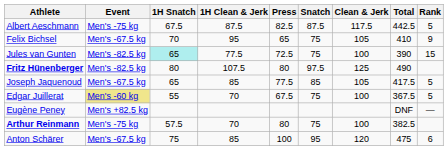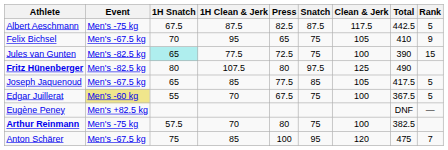(430, 139) 6 -> (430, 139) 7
